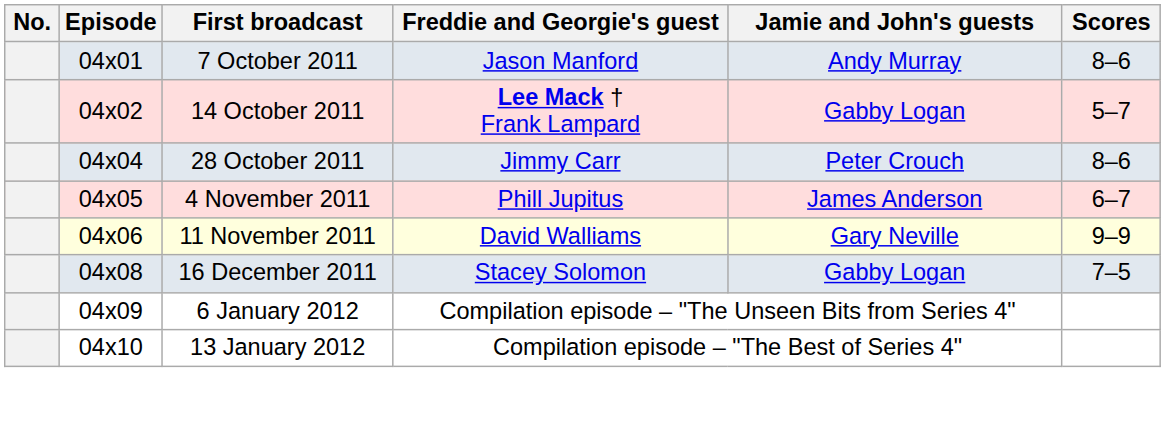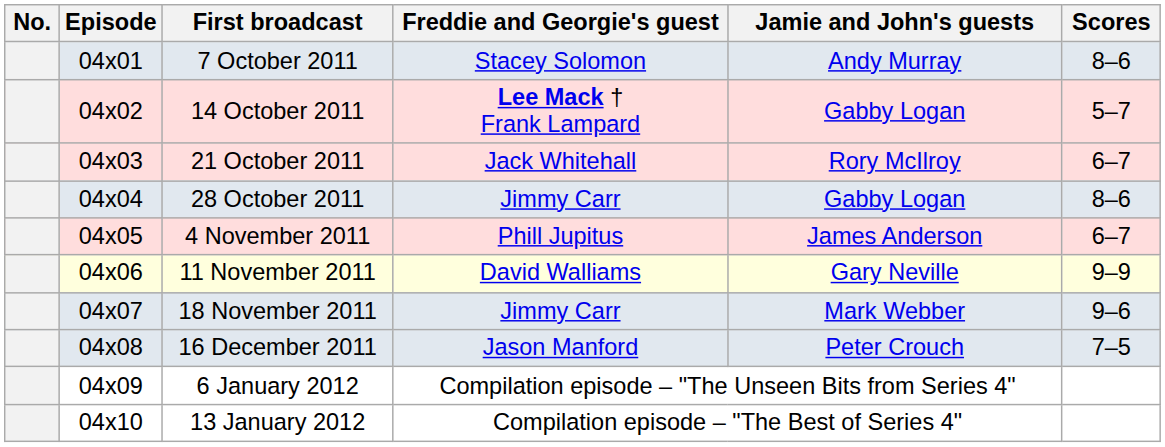(560, 60) Jason Manford -> (560, 60) Stacey Solomon
+ row: (278, 161)
(895, 161) Peter Crouch -> (895, 198) Gabby Logan
+ row: (278, 310)
(560, 273) Stacey Solomon -> (560, 348) Jason Manford
(895, 273) Gabby Logan -> (895, 348) Peter Crouch
